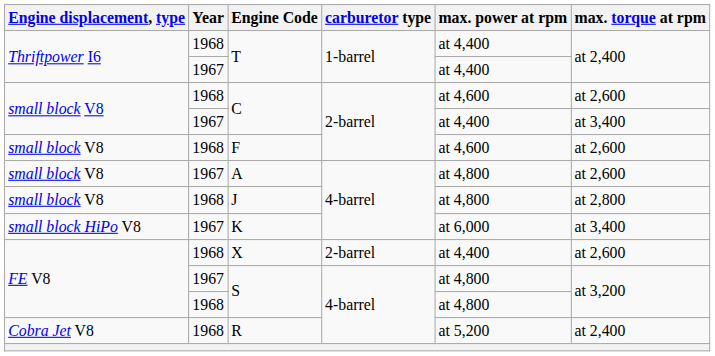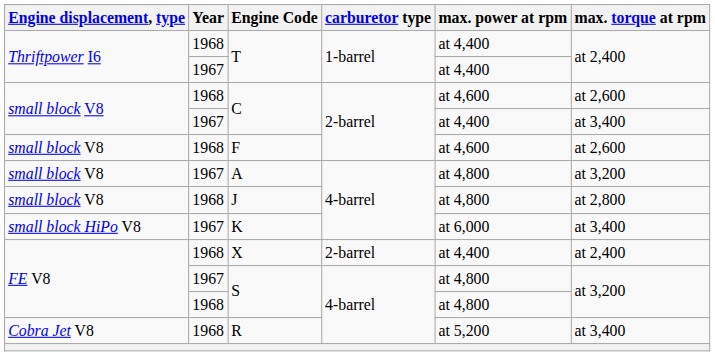(600, 174) at 2,600 -> (600, 174) at 3,200
(600, 252) at 2,600 -> (600, 252) at 2,400
(600, 330) at 2,400 -> (600, 330) at 3,400
